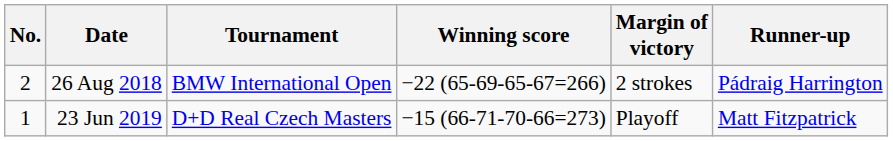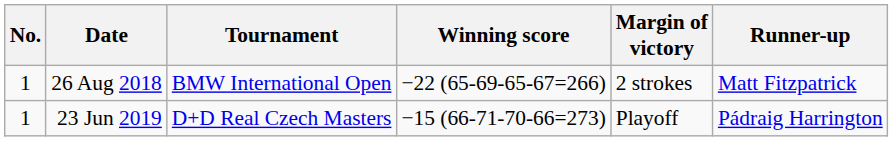(25, 83) 2 -> (25, 83) 1
(800, 83) Pádraig Harrington -> (787, 83) Matt Fitzpatrick
(787, 118) Matt Fitzpatrick -> (800, 118) Pádraig Harrington
